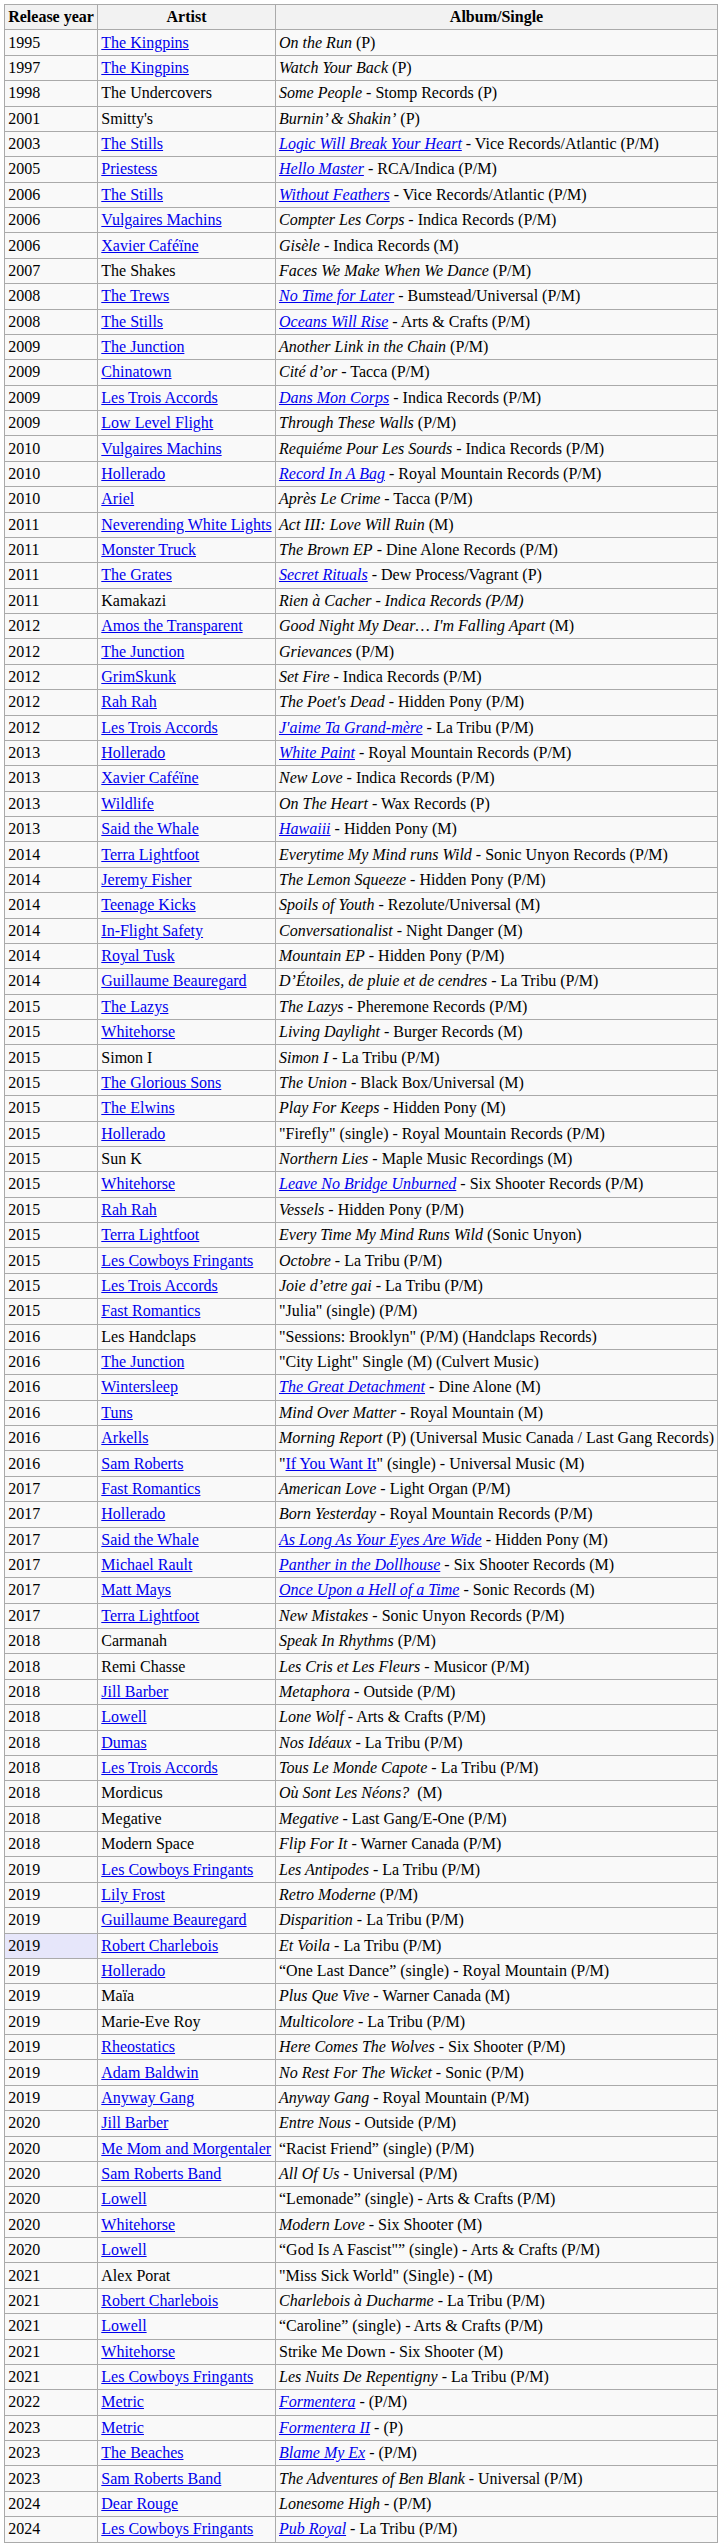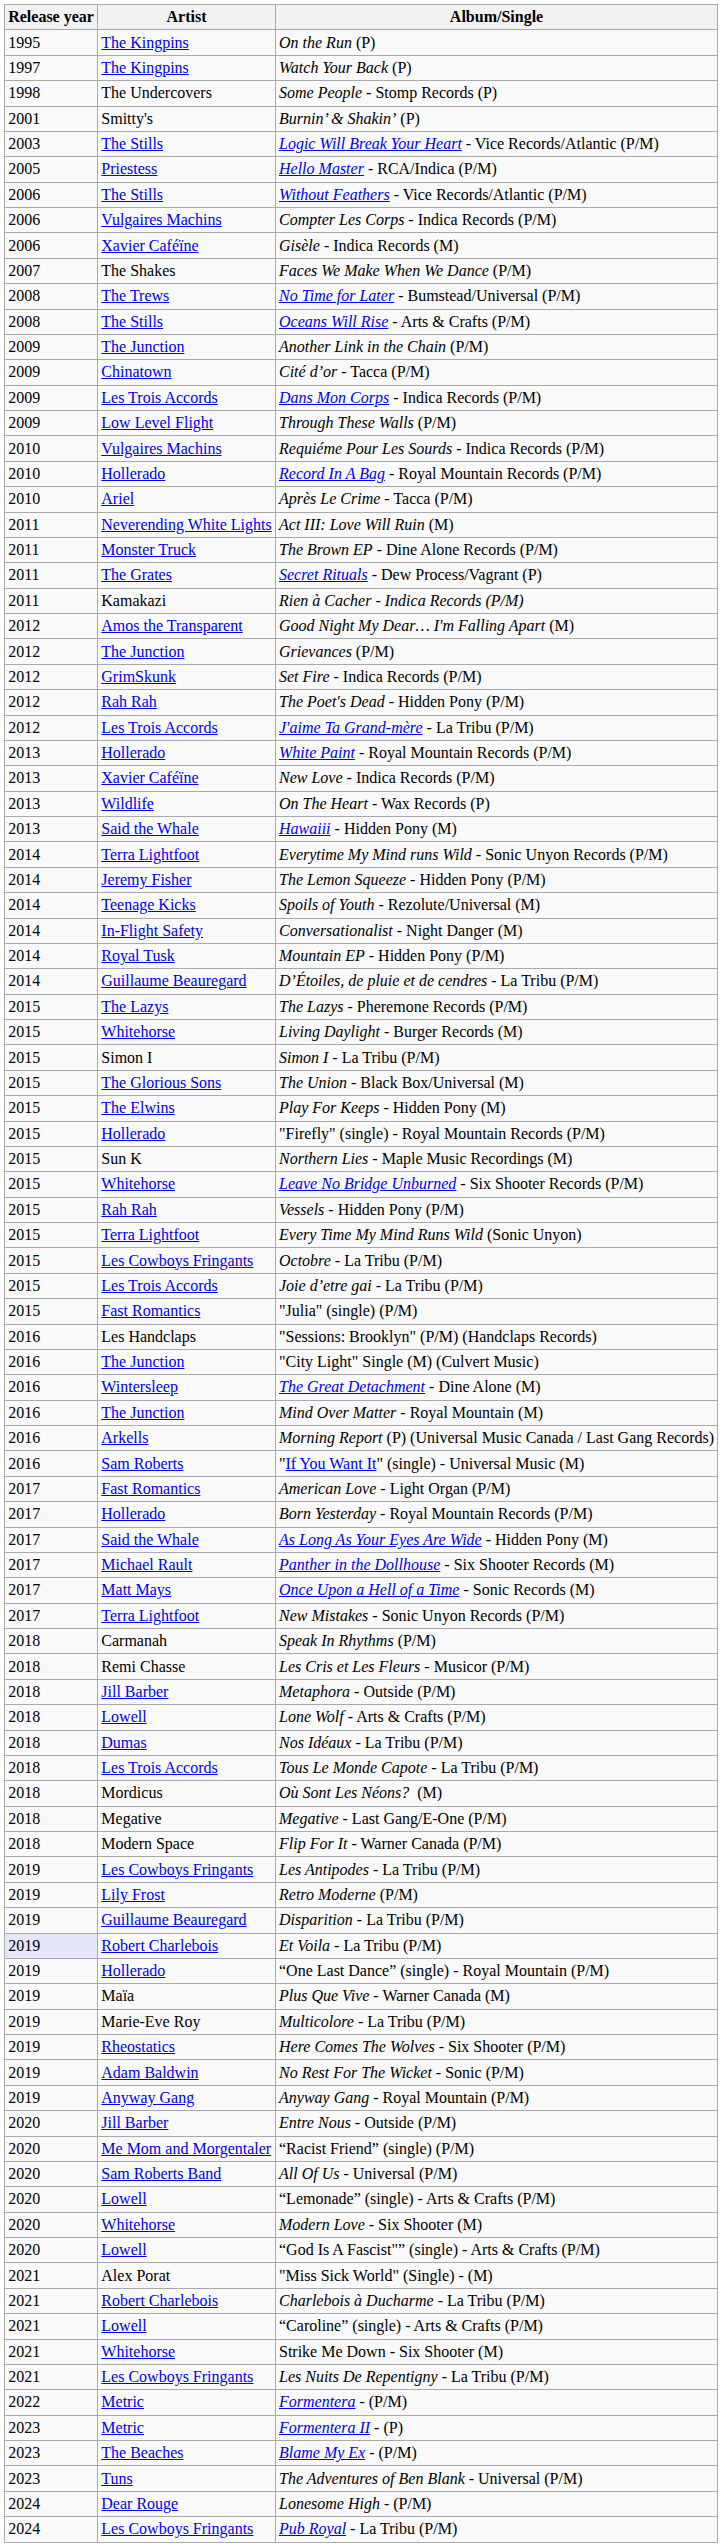(117, 1412) Tuns -> (143, 1412) The Junction
(161, 2478) Sam Roberts Band -> (117, 2478) Tuns
